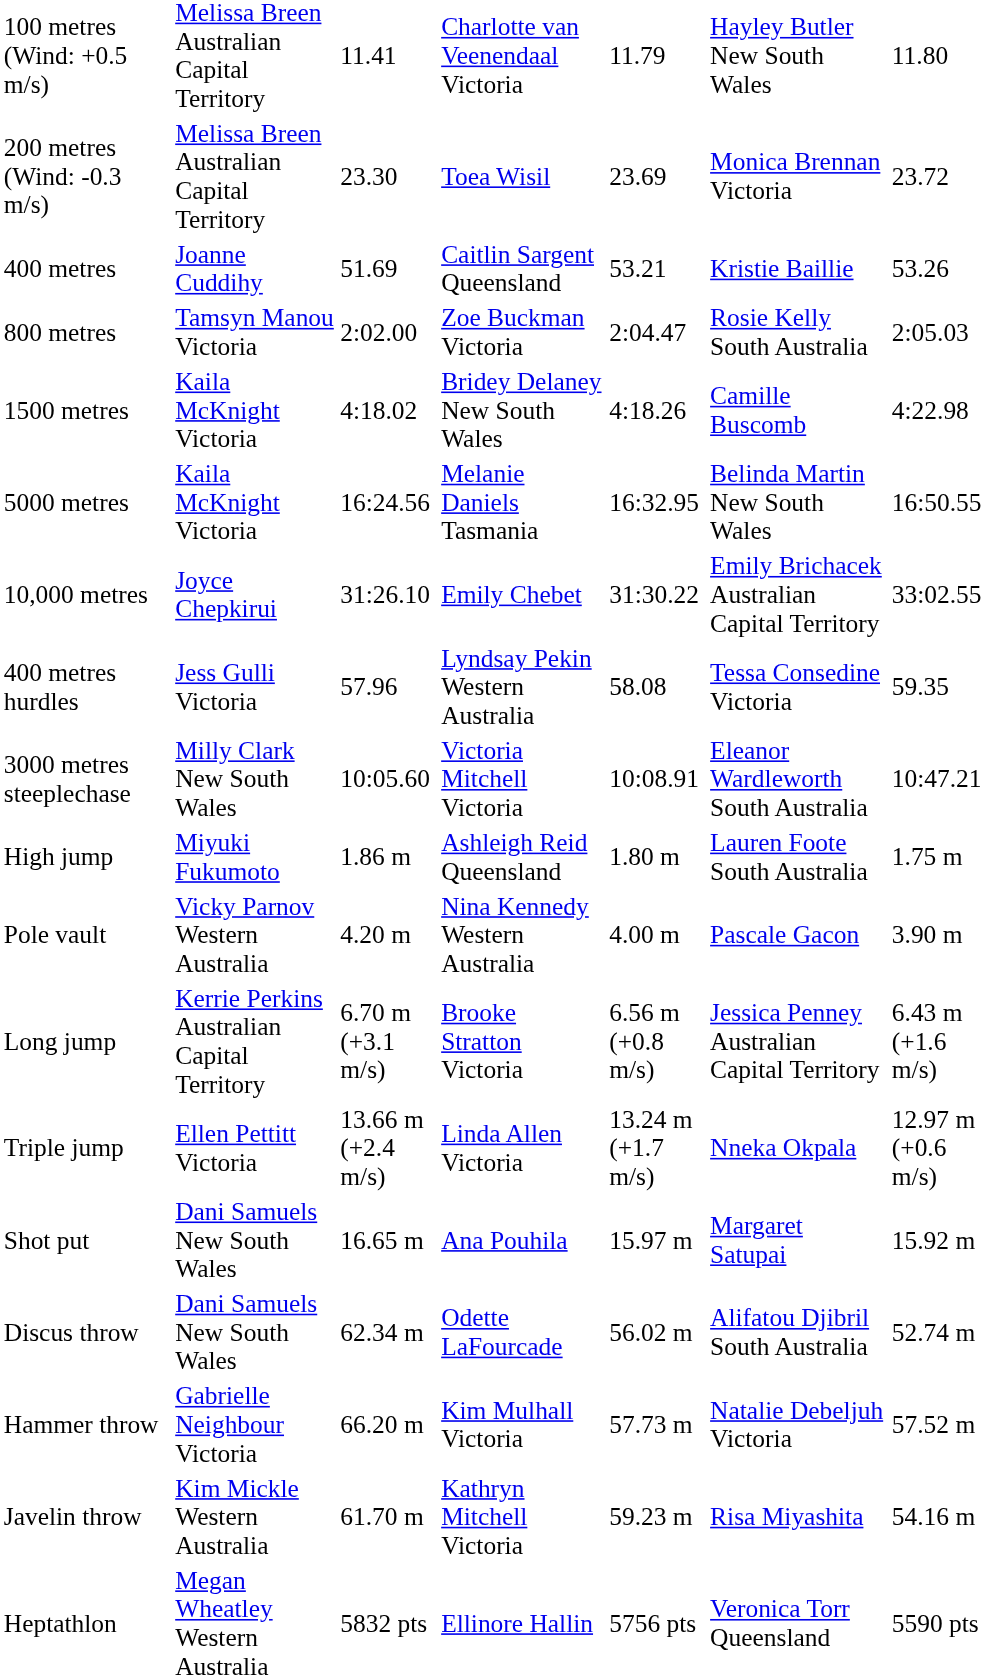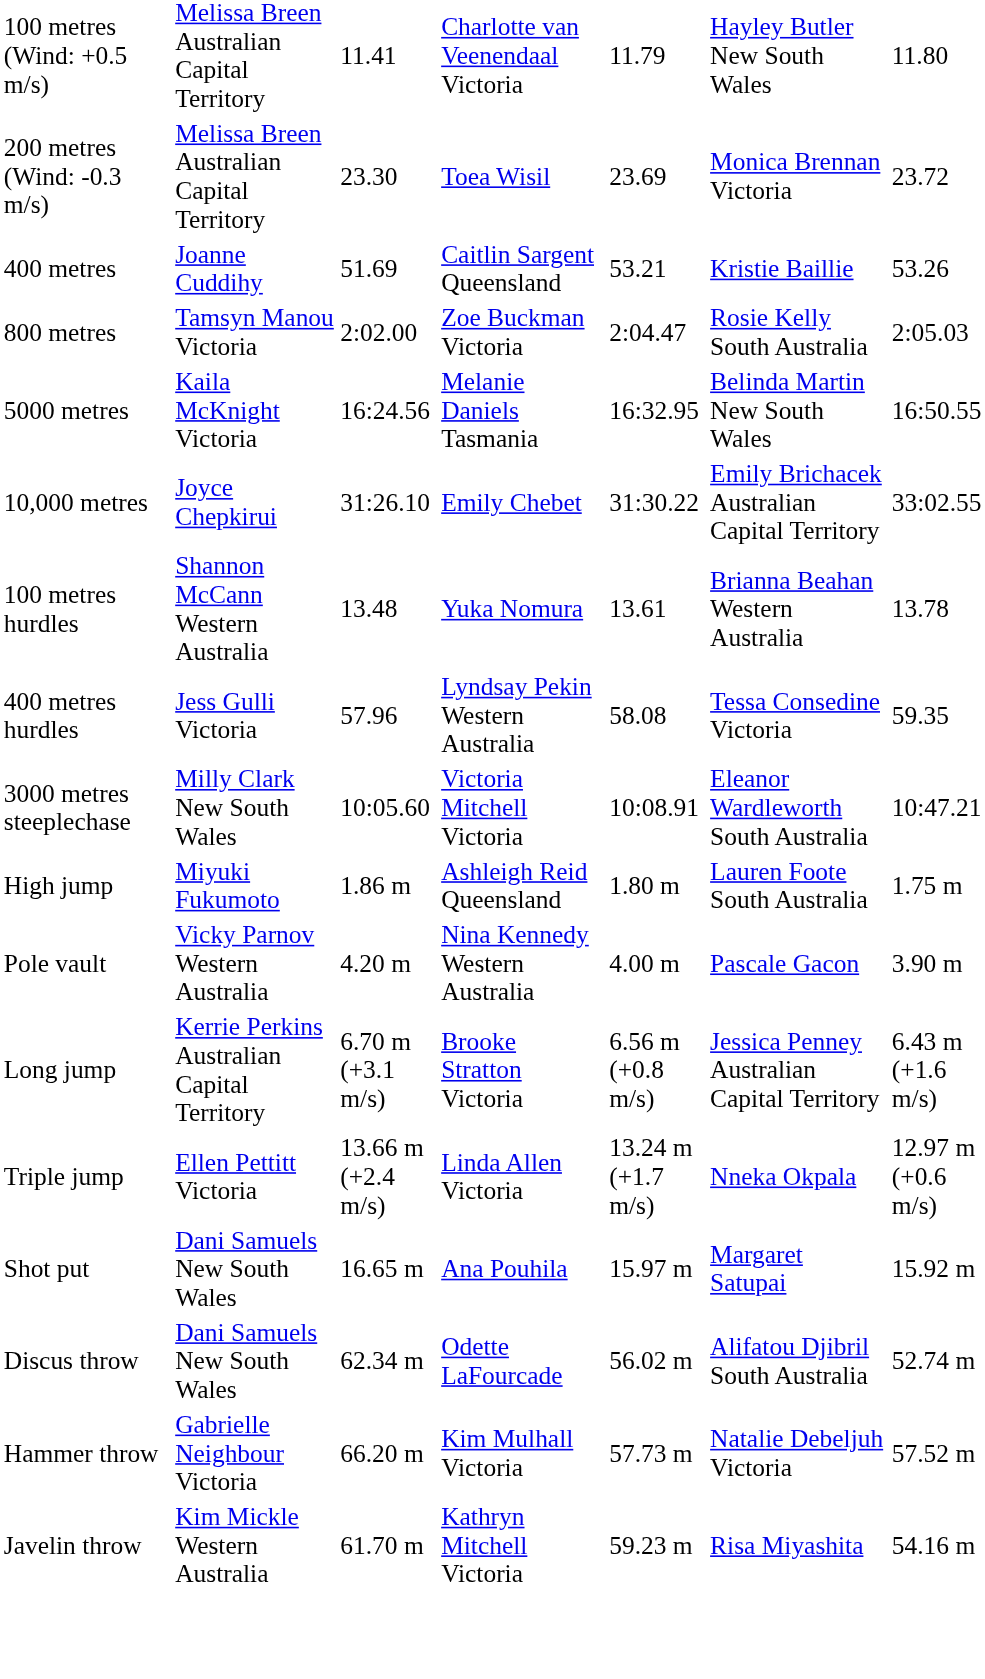- row: (66, 410)
+ row: (60, 609)
- row: (60, 1623)
